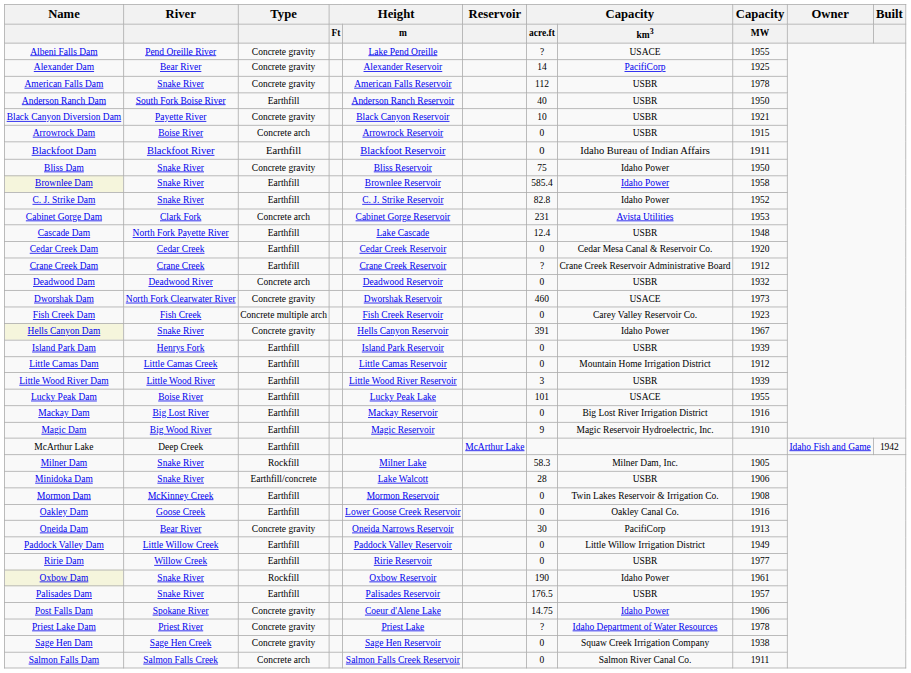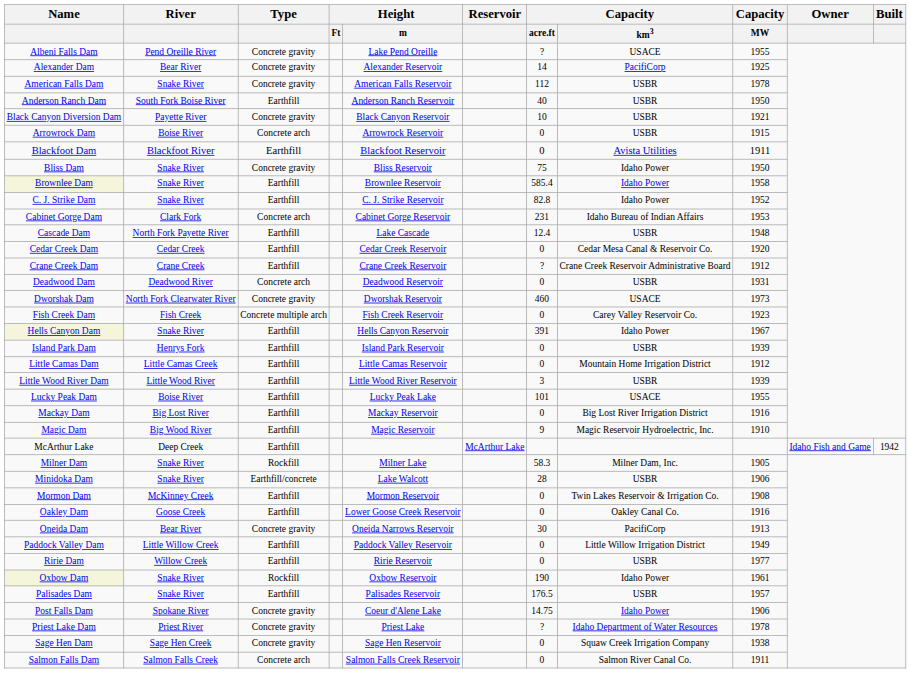(645, 150) Idaho Bureau of Indian Affairs -> (645, 150) Avista Utilities
(645, 216) Avista Utilities -> (645, 216) Idaho Bureau of Indian Affairs
(760, 282) 1932 -> (760, 282) 1931
(284, 331) Concrete gravity -> (284, 331) Earthfill
